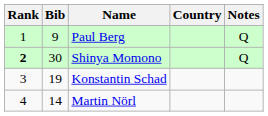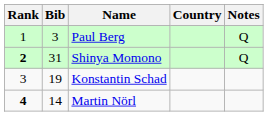(55, 36) 9 -> (55, 36) 3
(55, 57) 30 -> (55, 57) 31
(23, 100) normal -> (23, 100) bold
